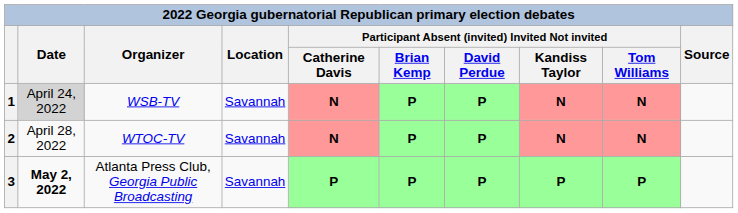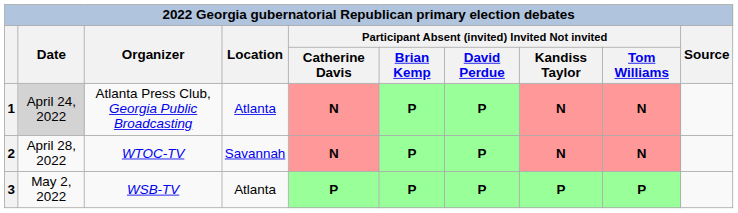(153, 101) WSB-TV -> (153, 109) Atlanta Press Club, Georgia Public Broadcasting
(255, 101) Savannah -> (255, 109) Atlanta
(51, 182) bold -> (51, 189) normal
(153, 182) Atlanta Press Club, Georgia Public Broadcasting -> (153, 189) WSB-TV
(255, 182) Savannah -> (255, 189) Atlanta
